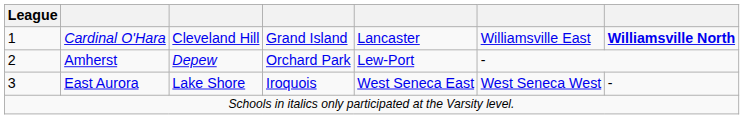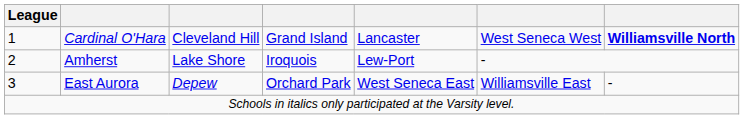(536, 38) Williamsville East -> (541, 38) West Seneca West
(195, 60) Depew -> (209, 60) Lake Shore
(308, 60) Orchard Park -> (291, 60) Iroquois
(209, 83) Lake Shore -> (195, 83) Depew
(291, 83) Iroquois -> (308, 83) Orchard Park
(541, 83) West Seneca West -> (536, 83) Williamsville East
